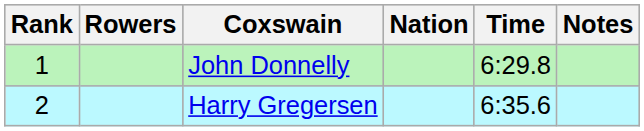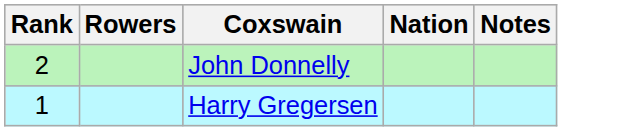- column: (516, 24)
(42, 65) 1 -> (42, 65) 2
(42, 105) 2 -> (42, 105) 1
